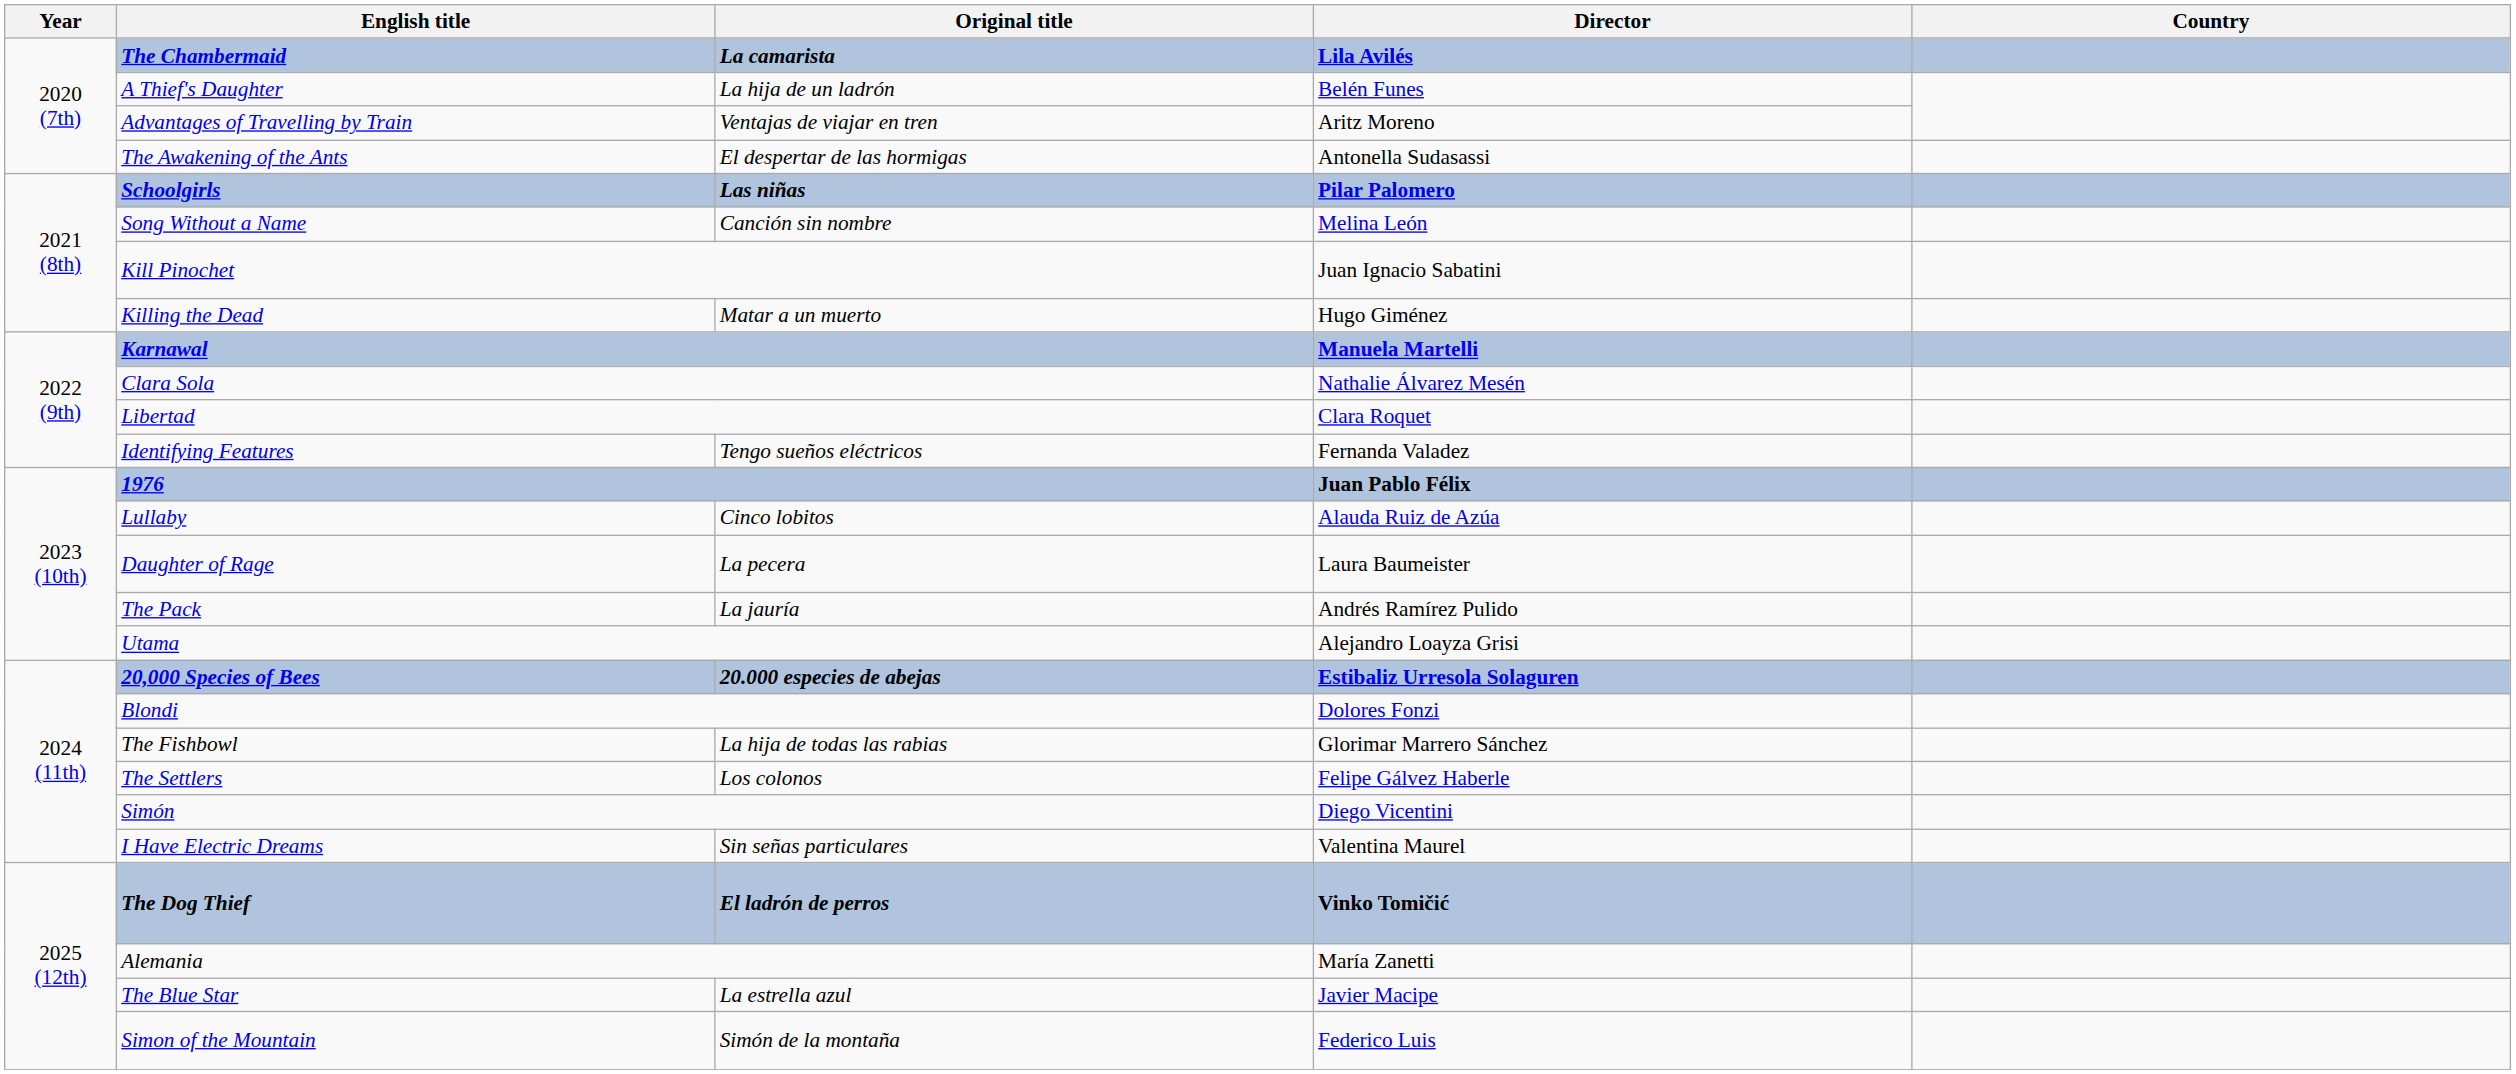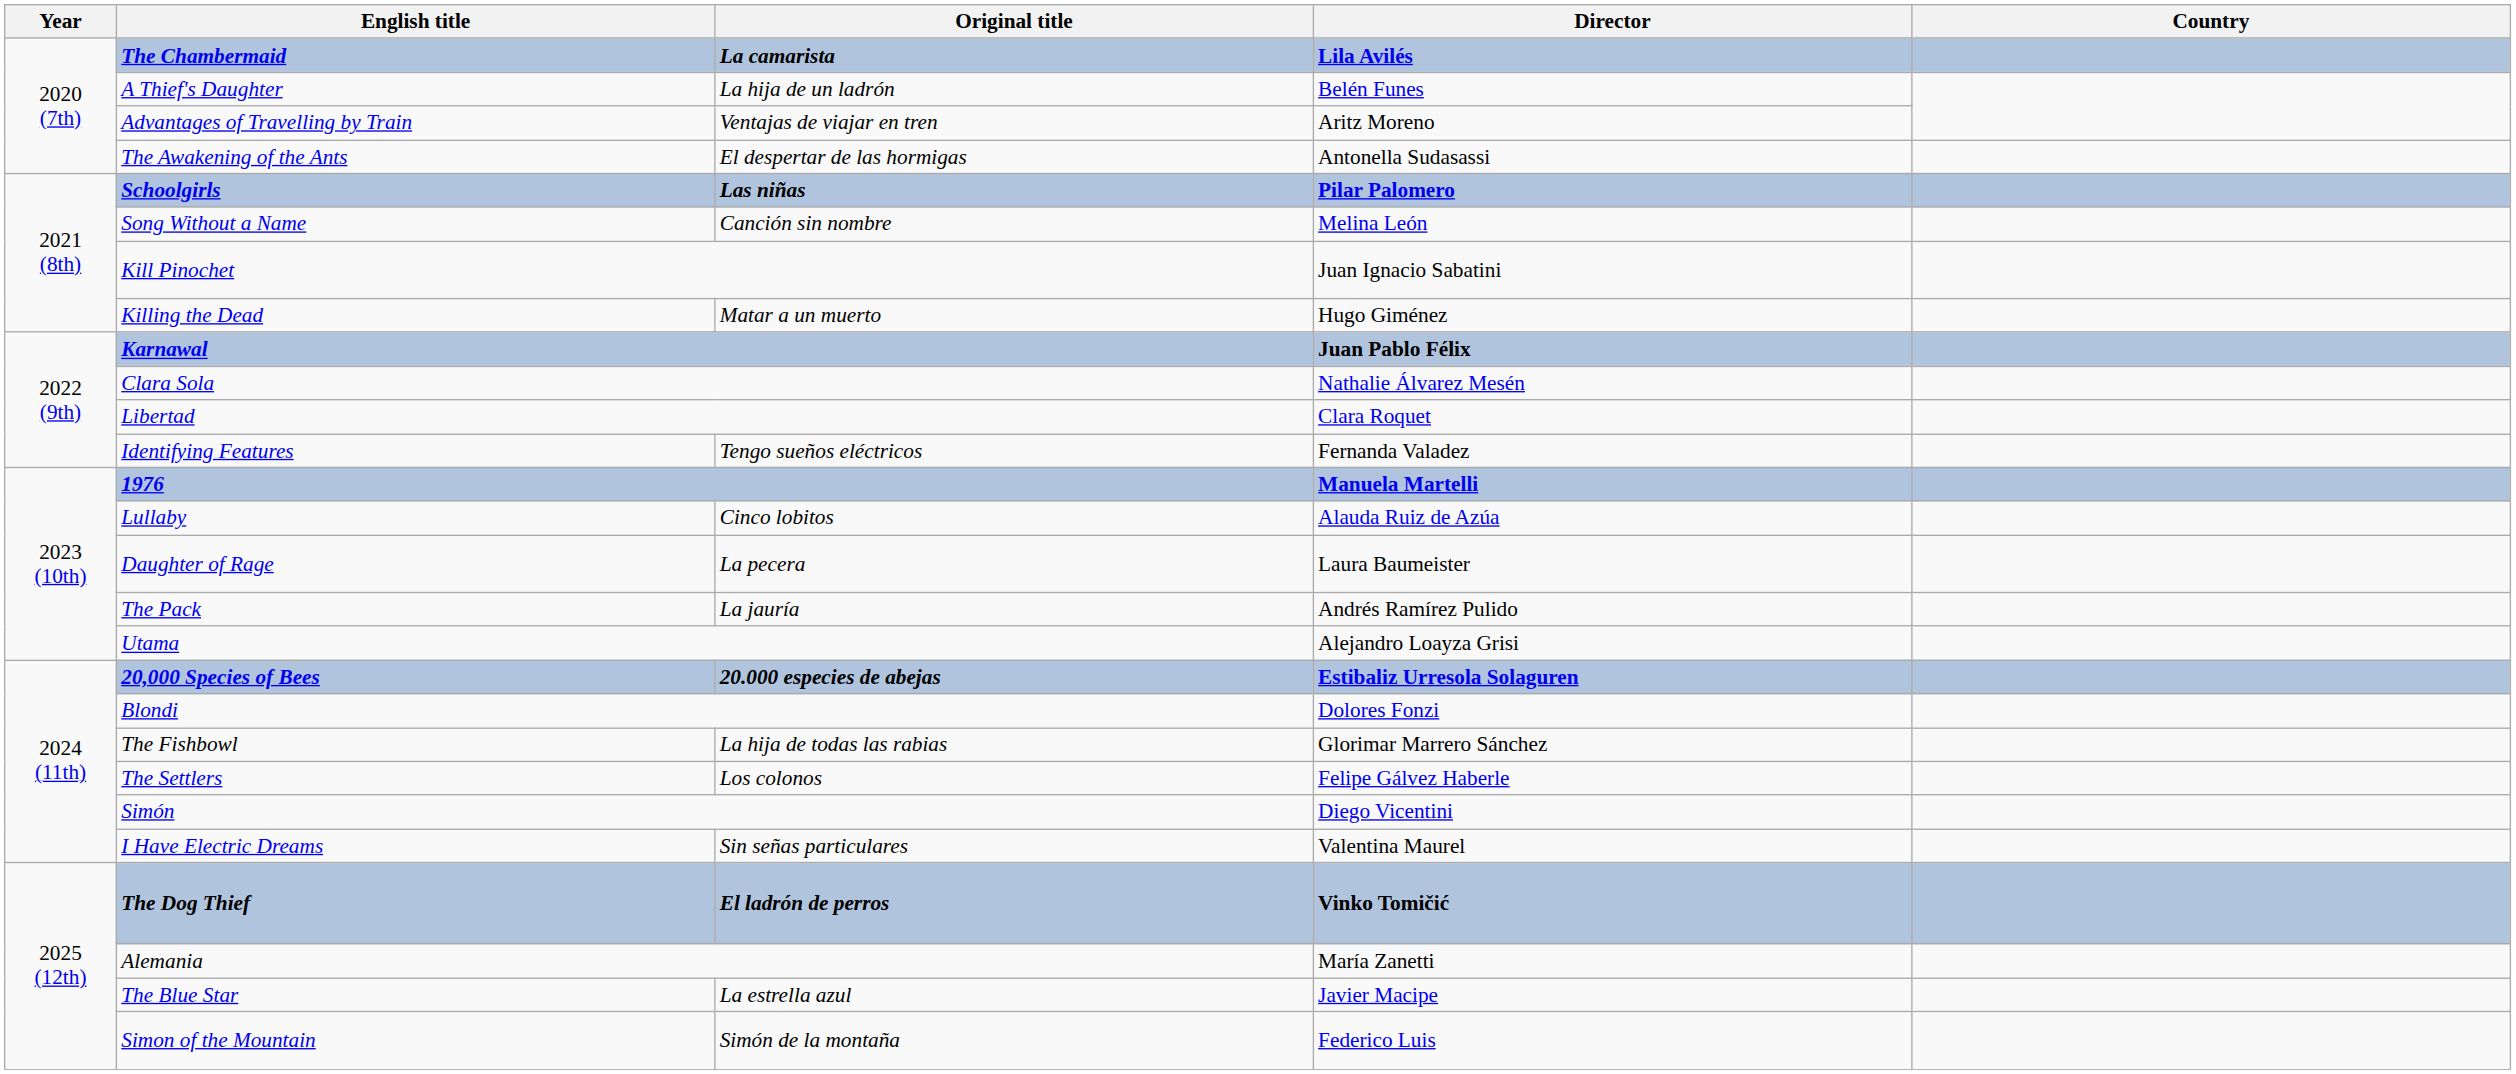(1398, 349) Manuela Martelli -> (1394, 349) Juan Pablo Félix
(1394, 484) Juan Pablo Félix -> (1398, 484) Manuela Martelli
